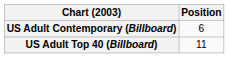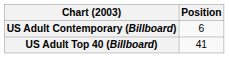(201, 45) 11 -> (201, 45) 41
